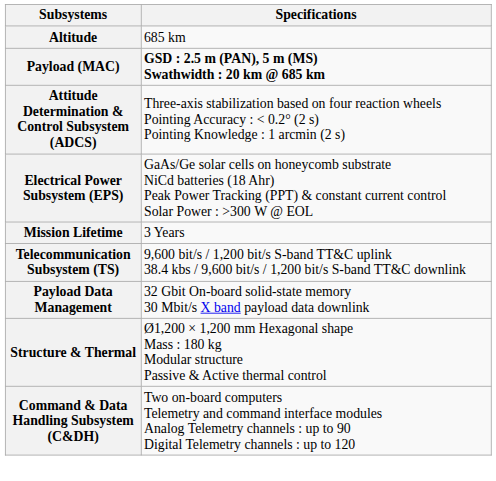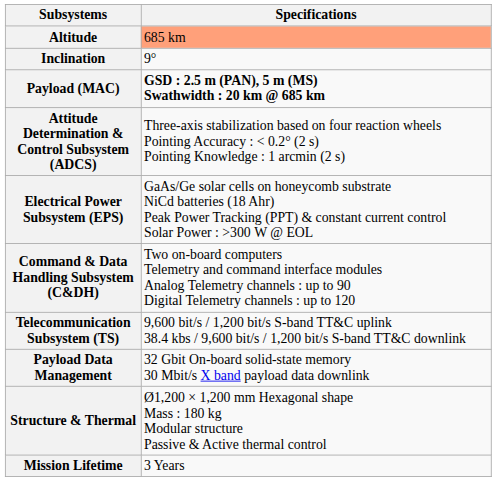(165, 37) no background -> (165, 37) lightsalmon background
+ row: (73, 59)
rows swapped: (73, 420) <-> (73, 232)
